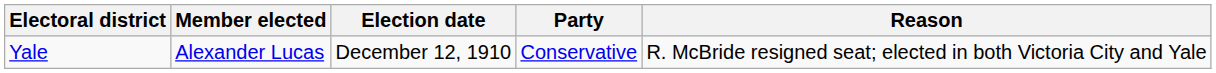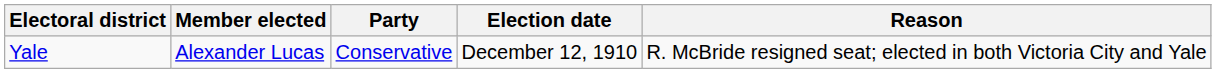columns swapped: (579, 20) <-> (423, 20)
